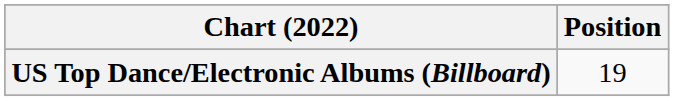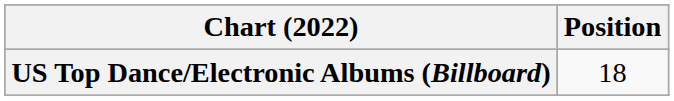(612, 71) 19 -> (612, 71) 18
